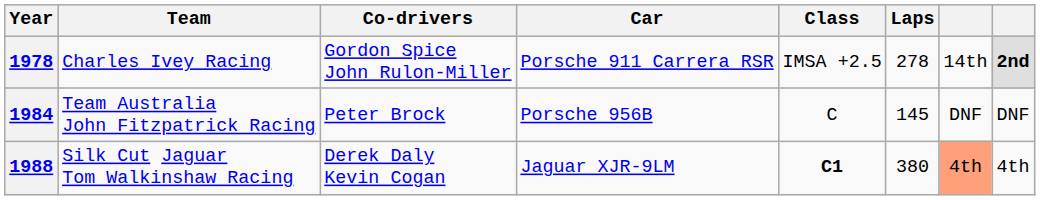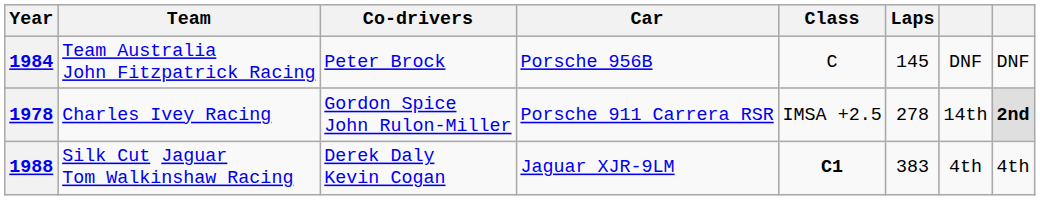rows swapped: (31, 62) <-> (31, 115)
(913, 167) 380 -> (913, 167) 383
(966, 167) lightsalmon background -> (966, 167) no background
